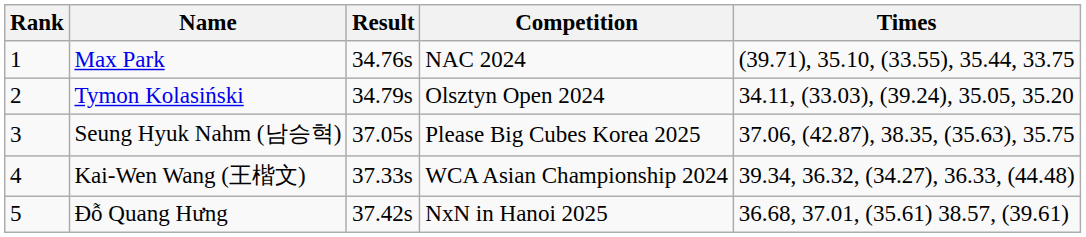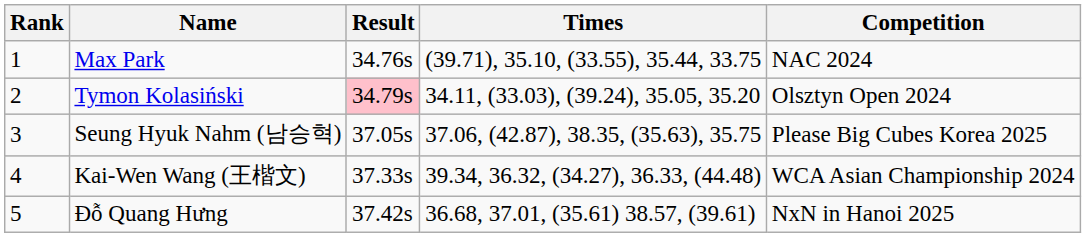columns swapped: (577, 22) <-> (907, 22)
(382, 95) no background -> (382, 95) pink background
